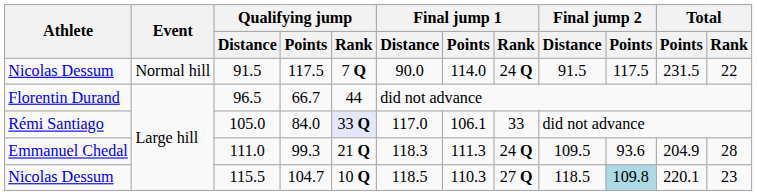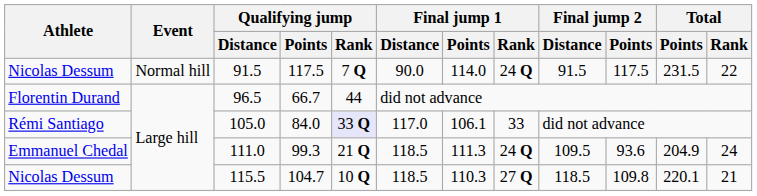(410, 151) 118.3 -> (410, 151) 118.5
(729, 151) 28 -> (729, 151) 24
(631, 177) lightblue background -> (631, 177) no background
(729, 177) 23 -> (729, 177) 21
